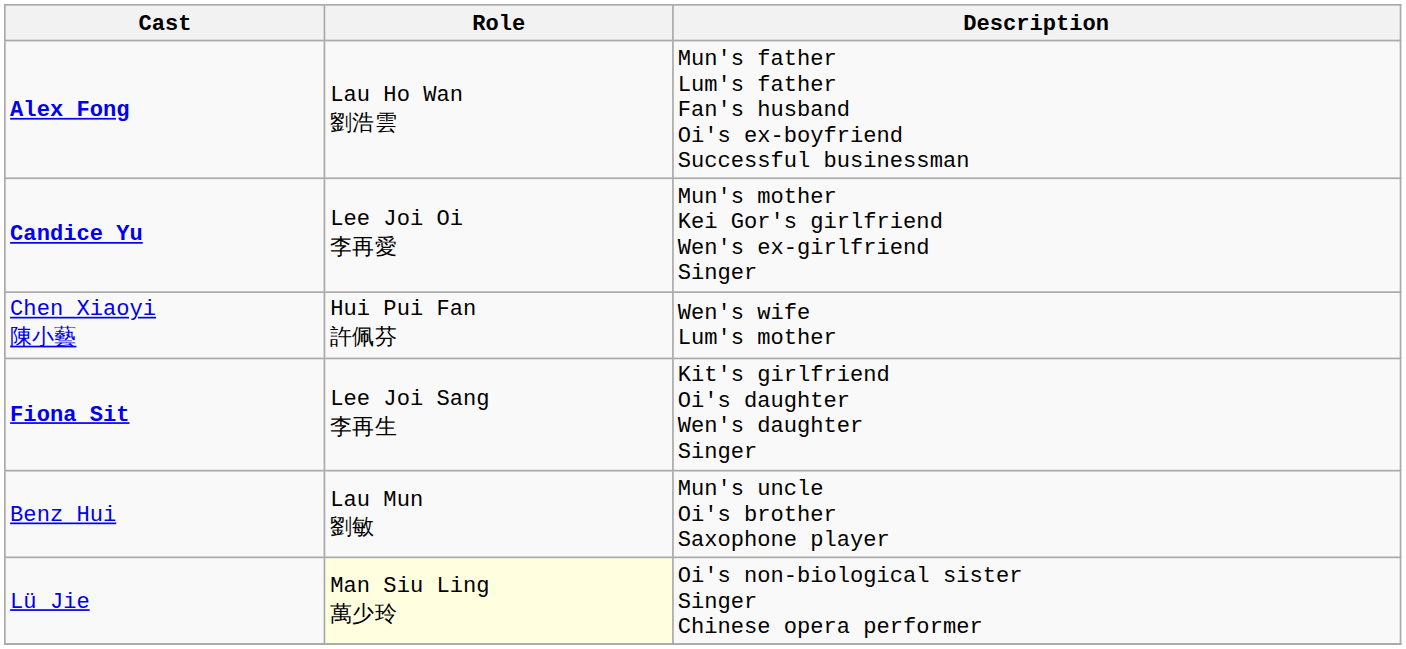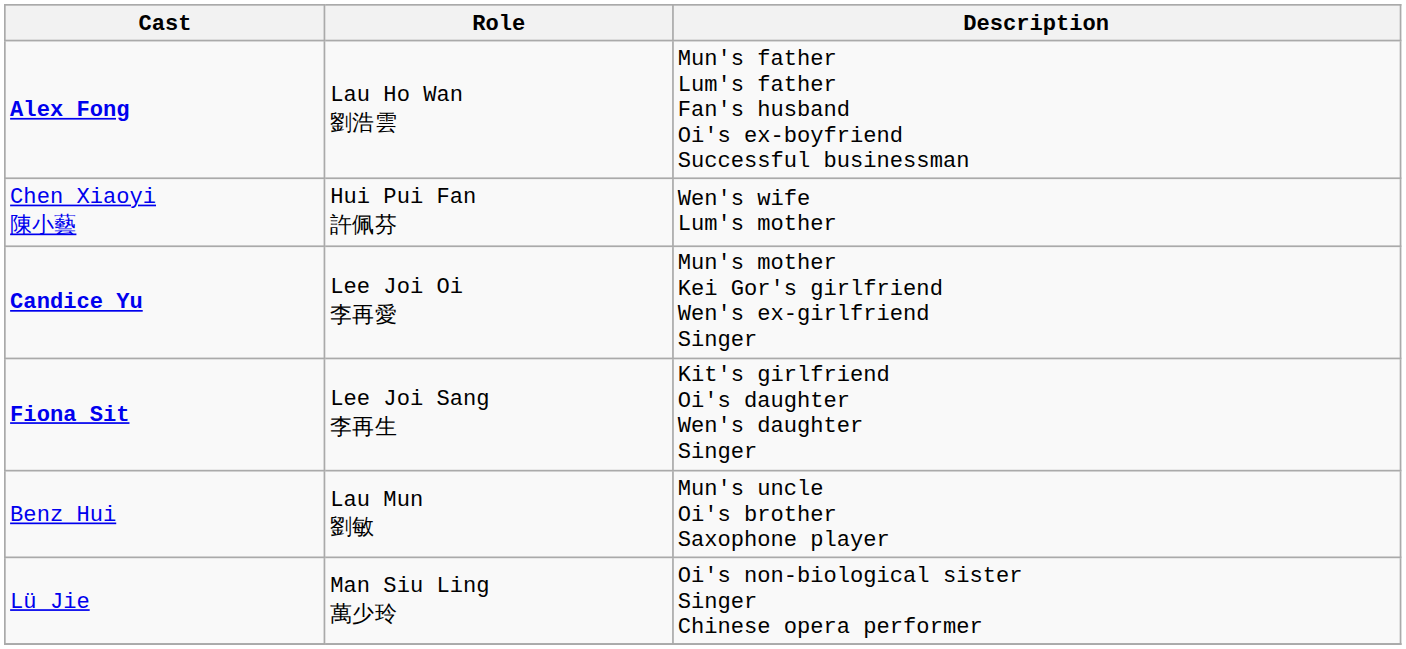rows swapped: (76, 235) <-> (83, 324)
(410, 600) lightyellow background -> (410, 600) no background
